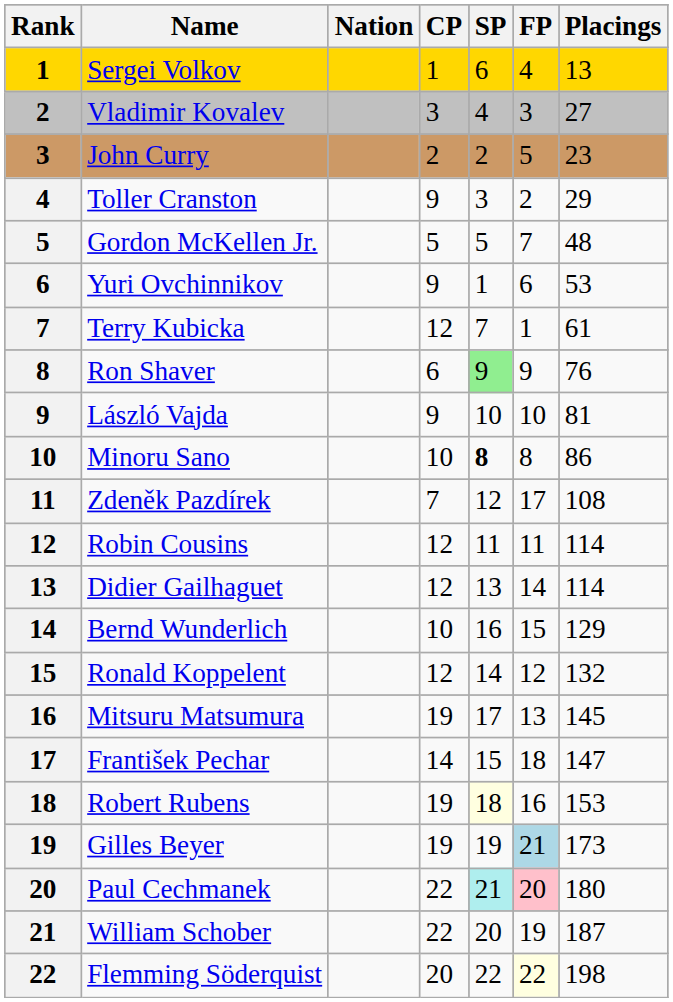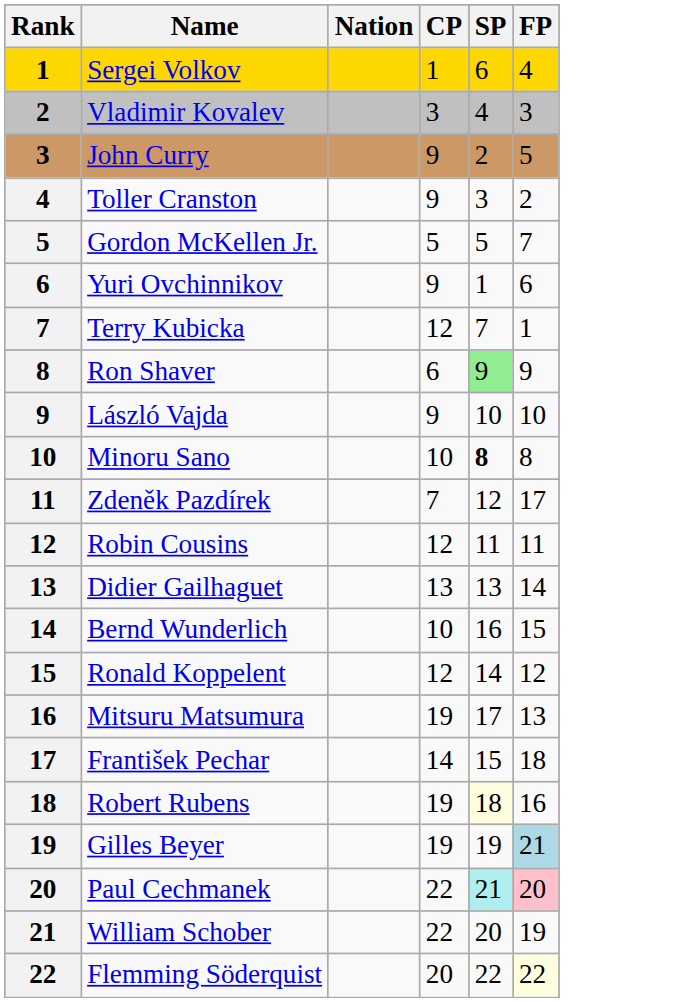- column: (613, 26)
(433, 155) 2 -> (433, 155) 9
(439, 586) 12 -> (439, 586) 13
